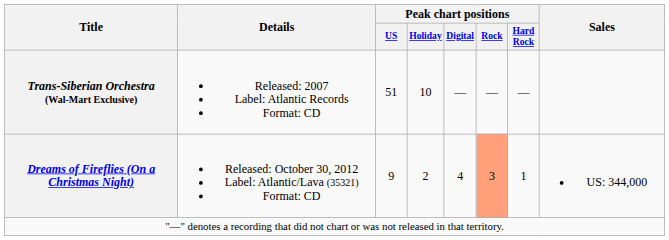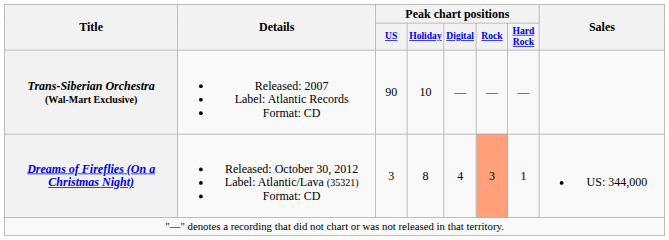(391, 92) 51 -> (391, 92) 90
(391, 175) 9 -> (391, 175) 3
(425, 175) 2 -> (425, 175) 8
